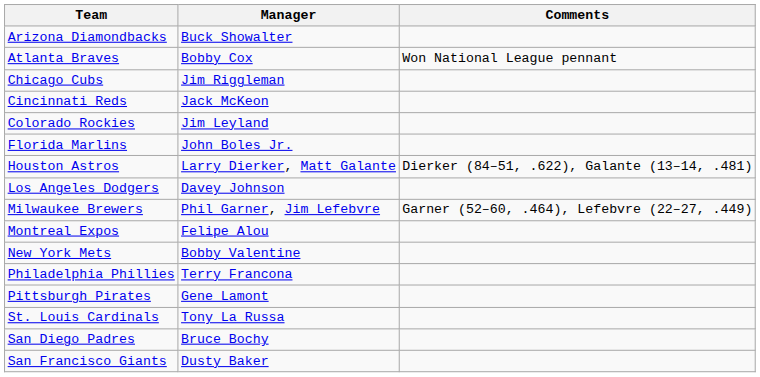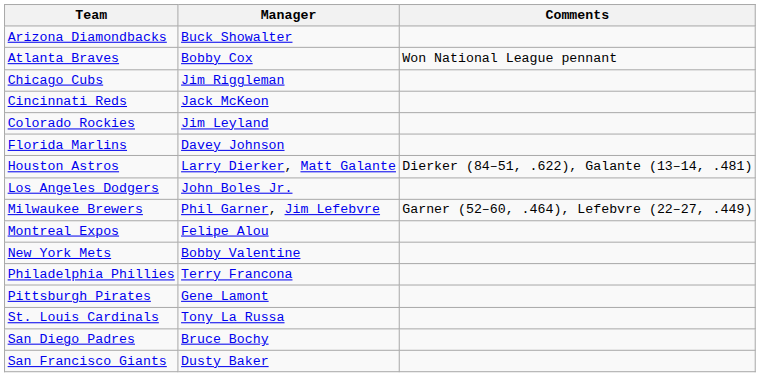(237, 145) John Boles Jr. -> (233, 145) Davey Johnson
(233, 188) Davey Johnson -> (237, 188) John Boles Jr.
